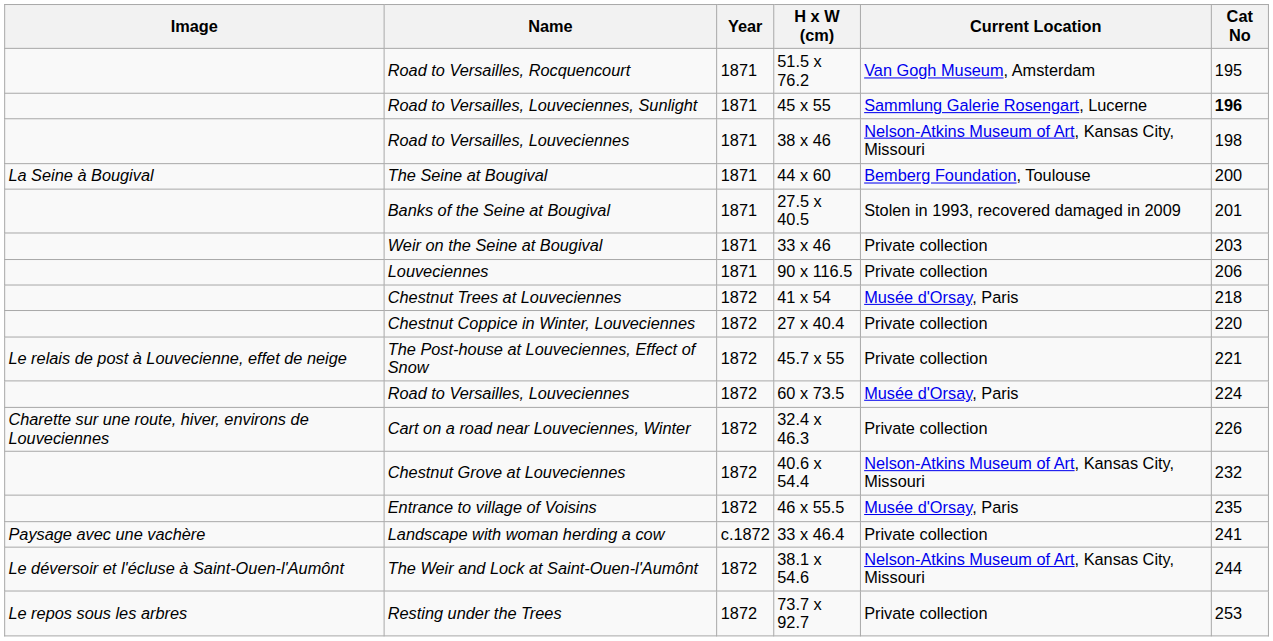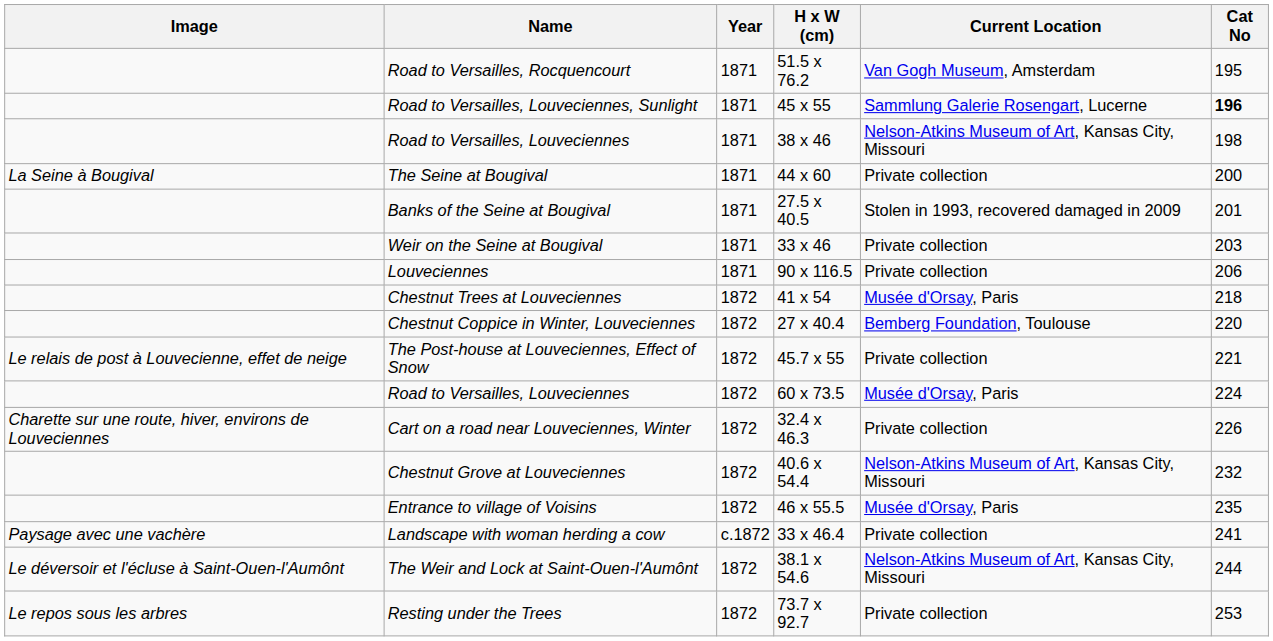(977, 176) Bemberg Foundation, Toulouse -> (926, 176) Private collection
(926, 323) Private collection -> (977, 323) Bemberg Foundation, Toulouse
